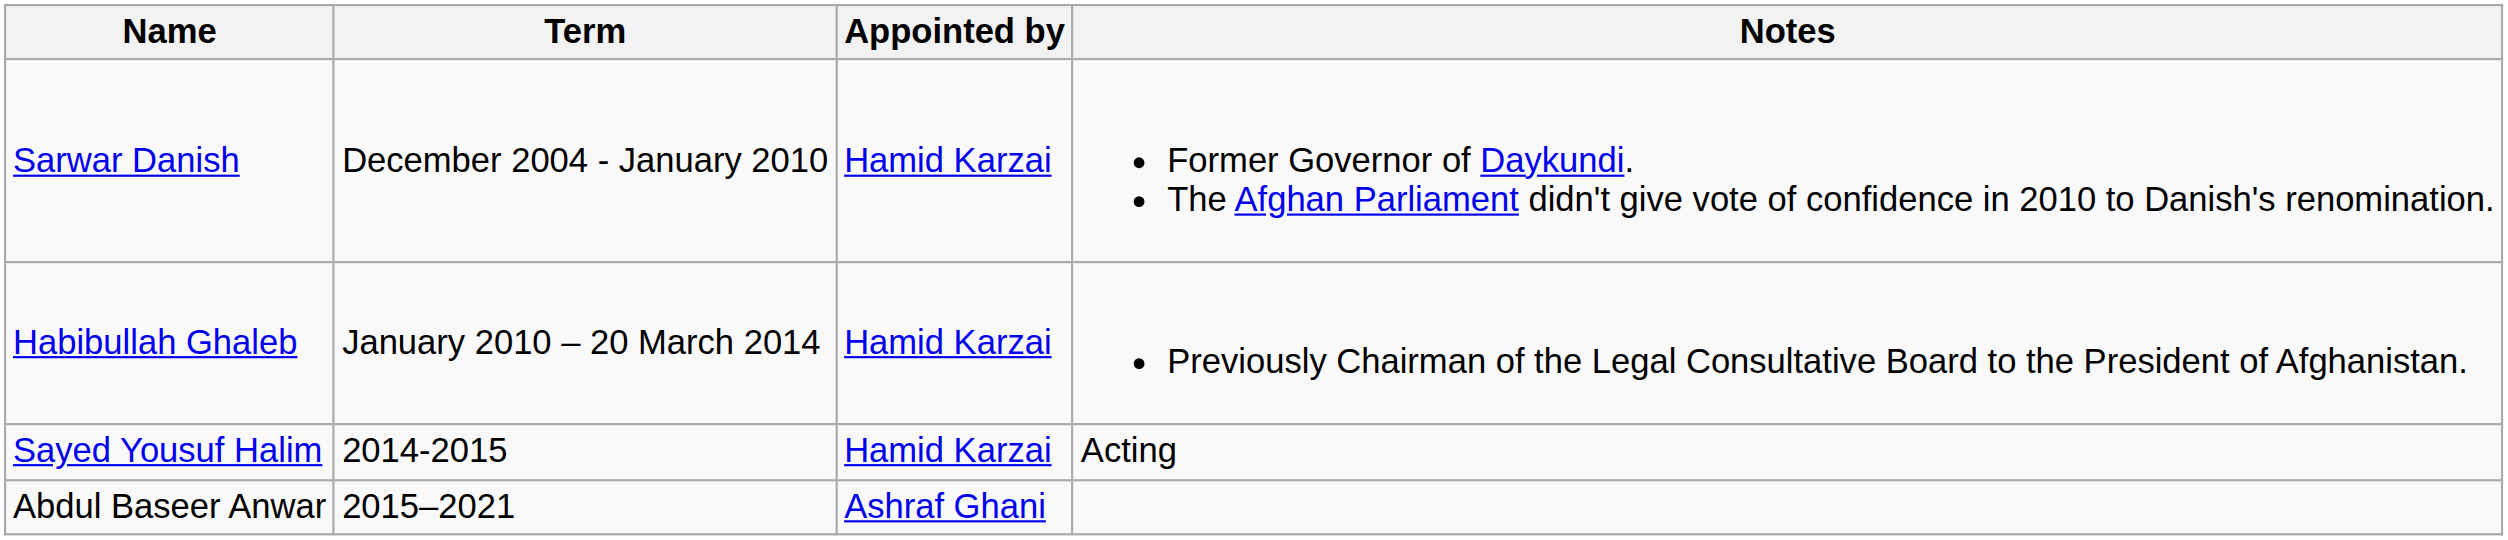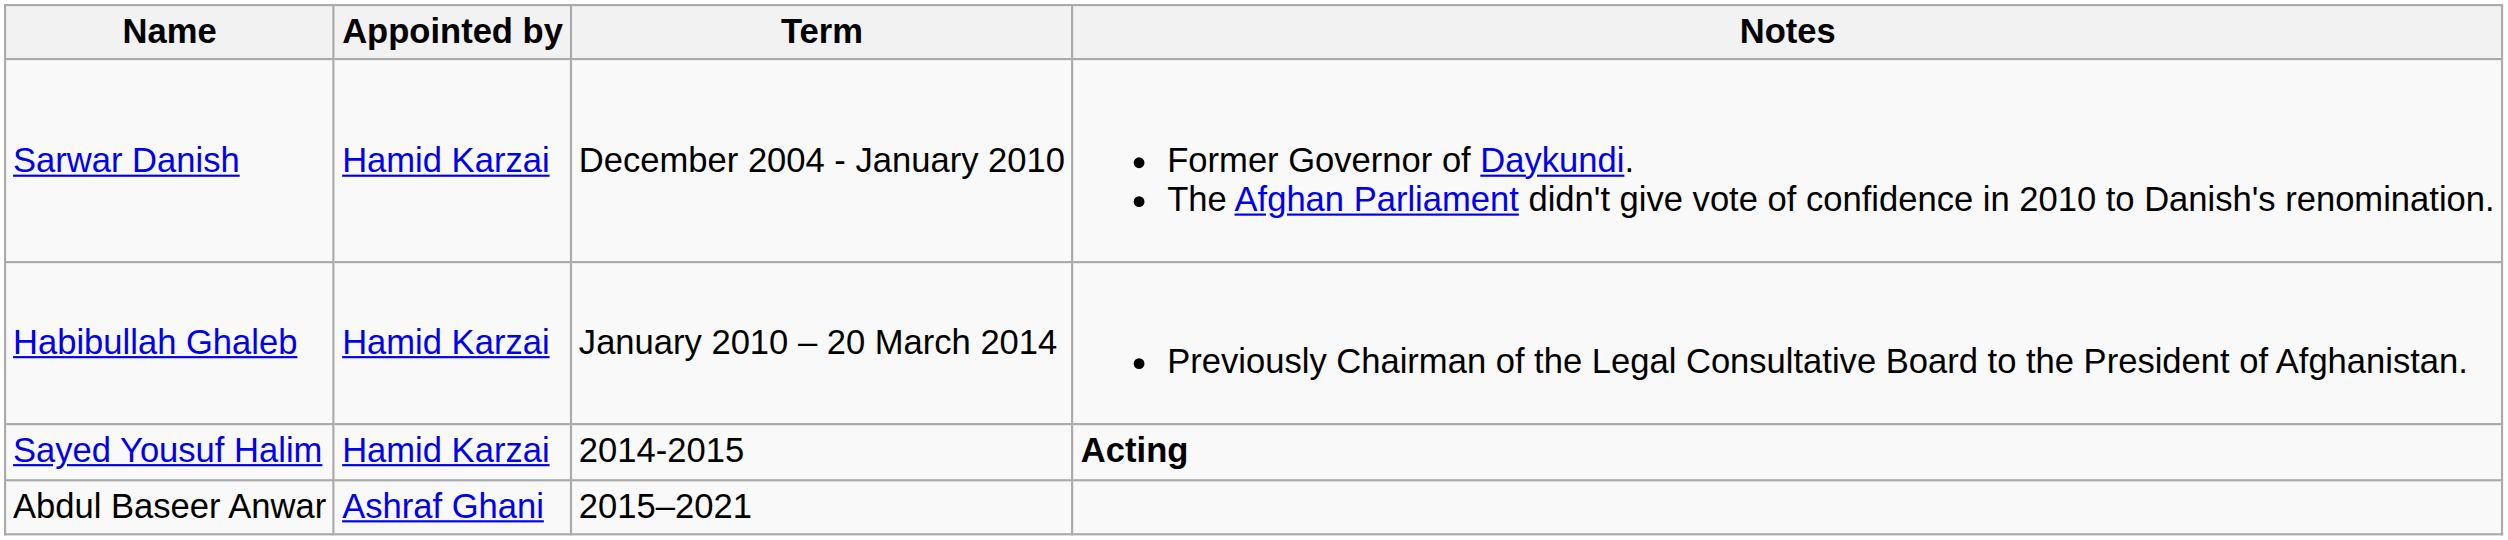columns swapped: (585, 31) <-> (955, 31)
(1129, 451) normal -> (1135, 451) bold
